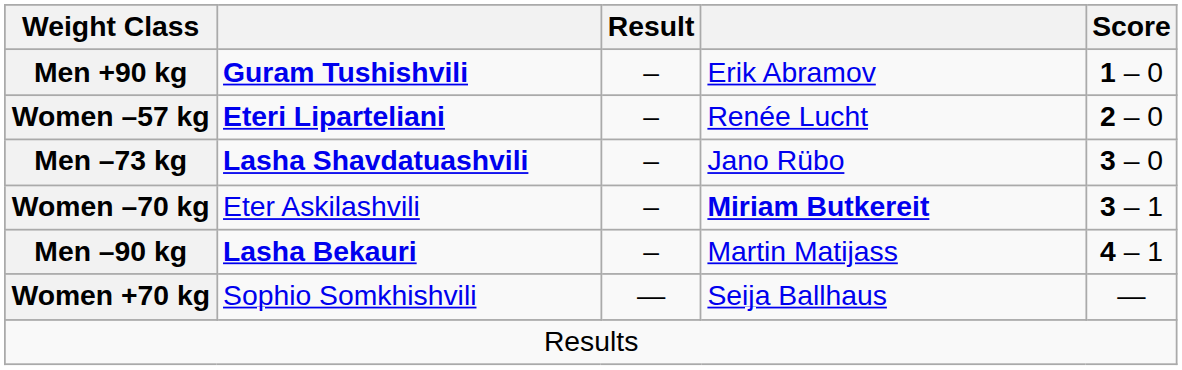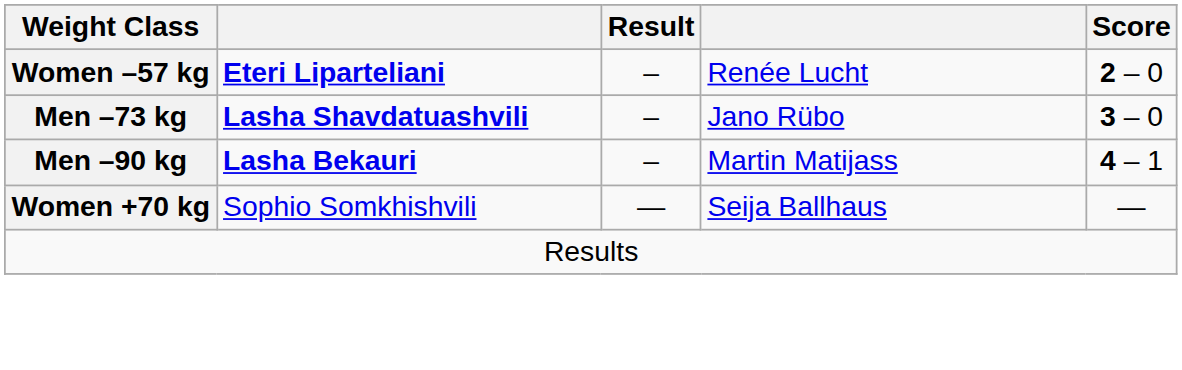- row: (111, 71)
- row: (111, 206)
